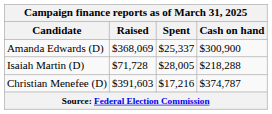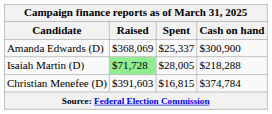(130, 65) no background -> (130, 65) lightgreen background
(176, 83) $17,216 -> (176, 83) $16,815
(220, 83) $374,787 -> (220, 83) $374,784
